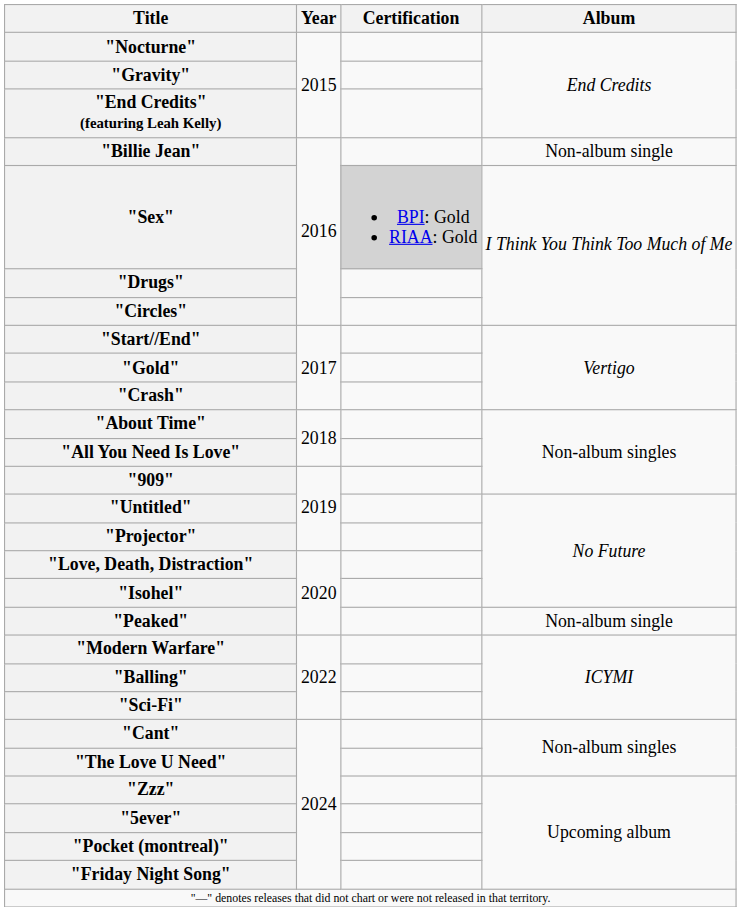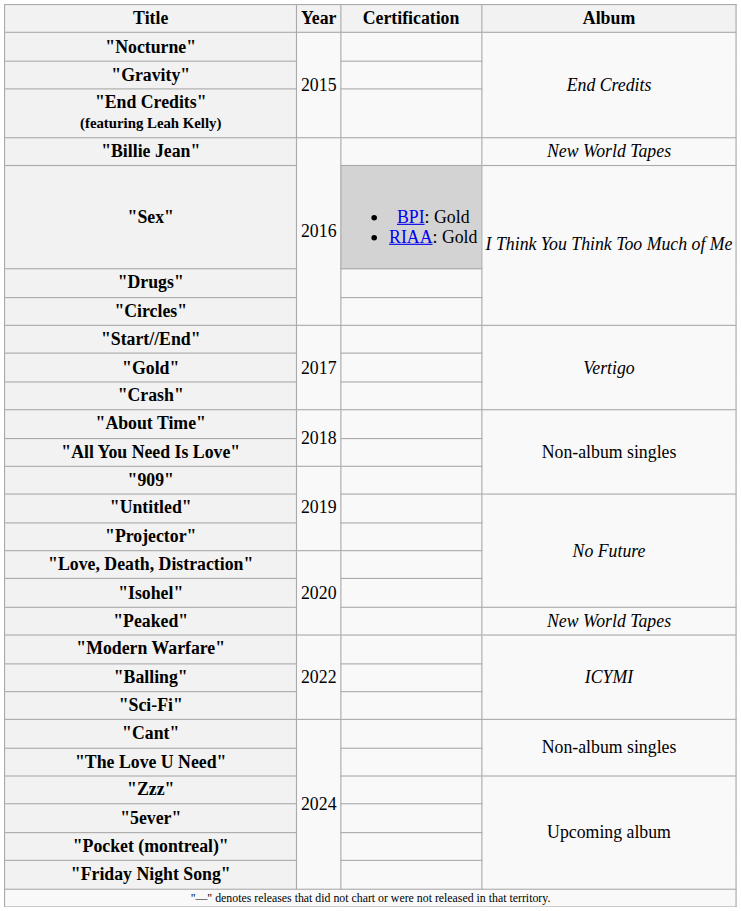(609, 151) Non-album single -> (609, 151) New World Tapes
(609, 621) Non-album single -> (609, 621) New World Tapes
